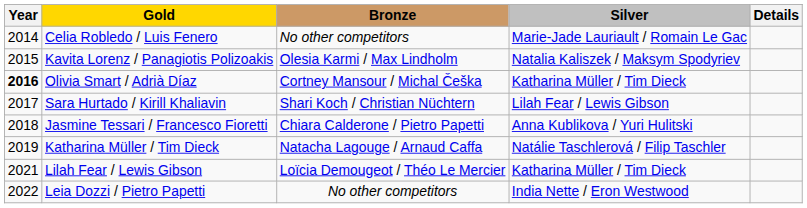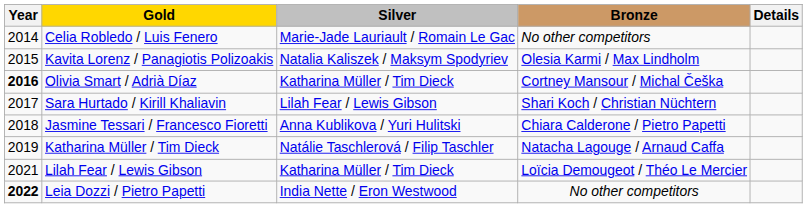columns swapped: (629, 15) <-> (393, 15)
(23, 192) normal -> (23, 192) bold
